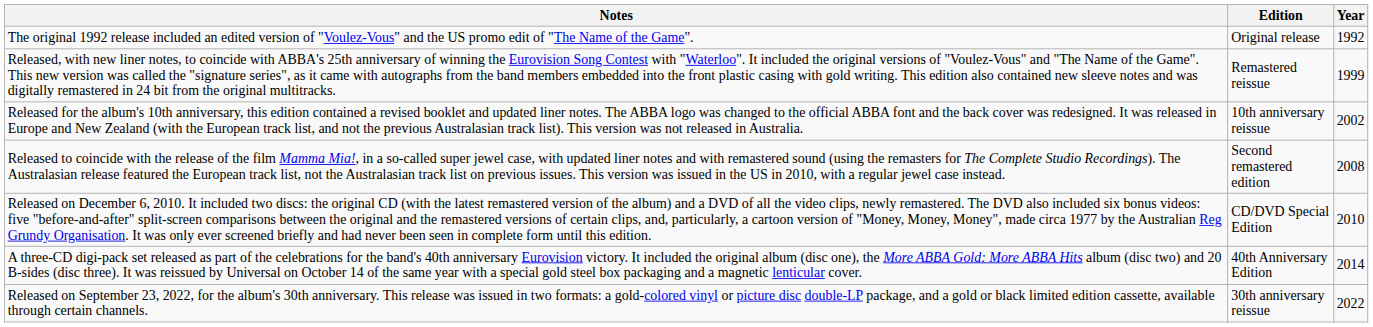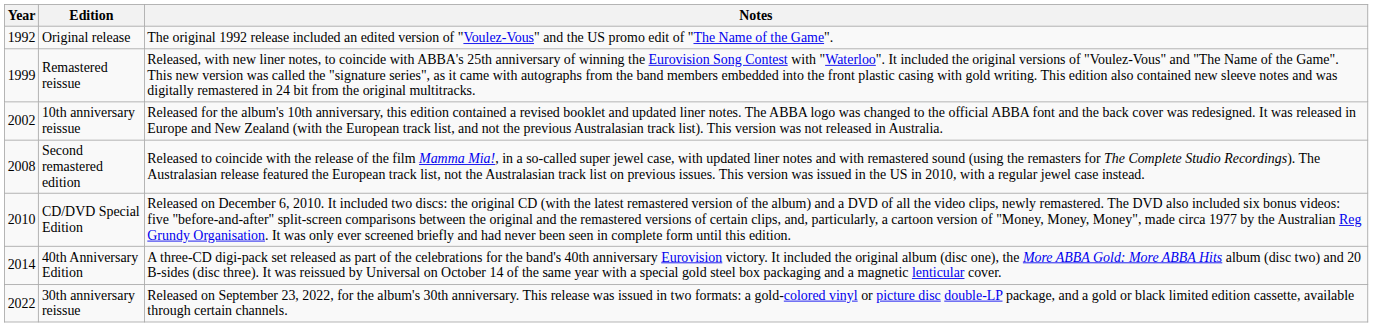columns swapped: (1351, 15) <-> (616, 15)
